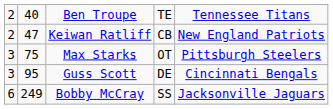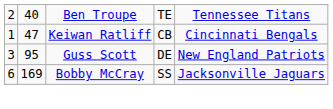(11, 34) 2 -> (11, 34) 1
(251, 34) New England Patriots -> (251, 34) Cincinnati Bengals
- row: (100, 54)
(251, 74) Cincinnati Bengals -> (251, 54) New England Patriots
(32, 94) 249 -> (32, 74) 169
